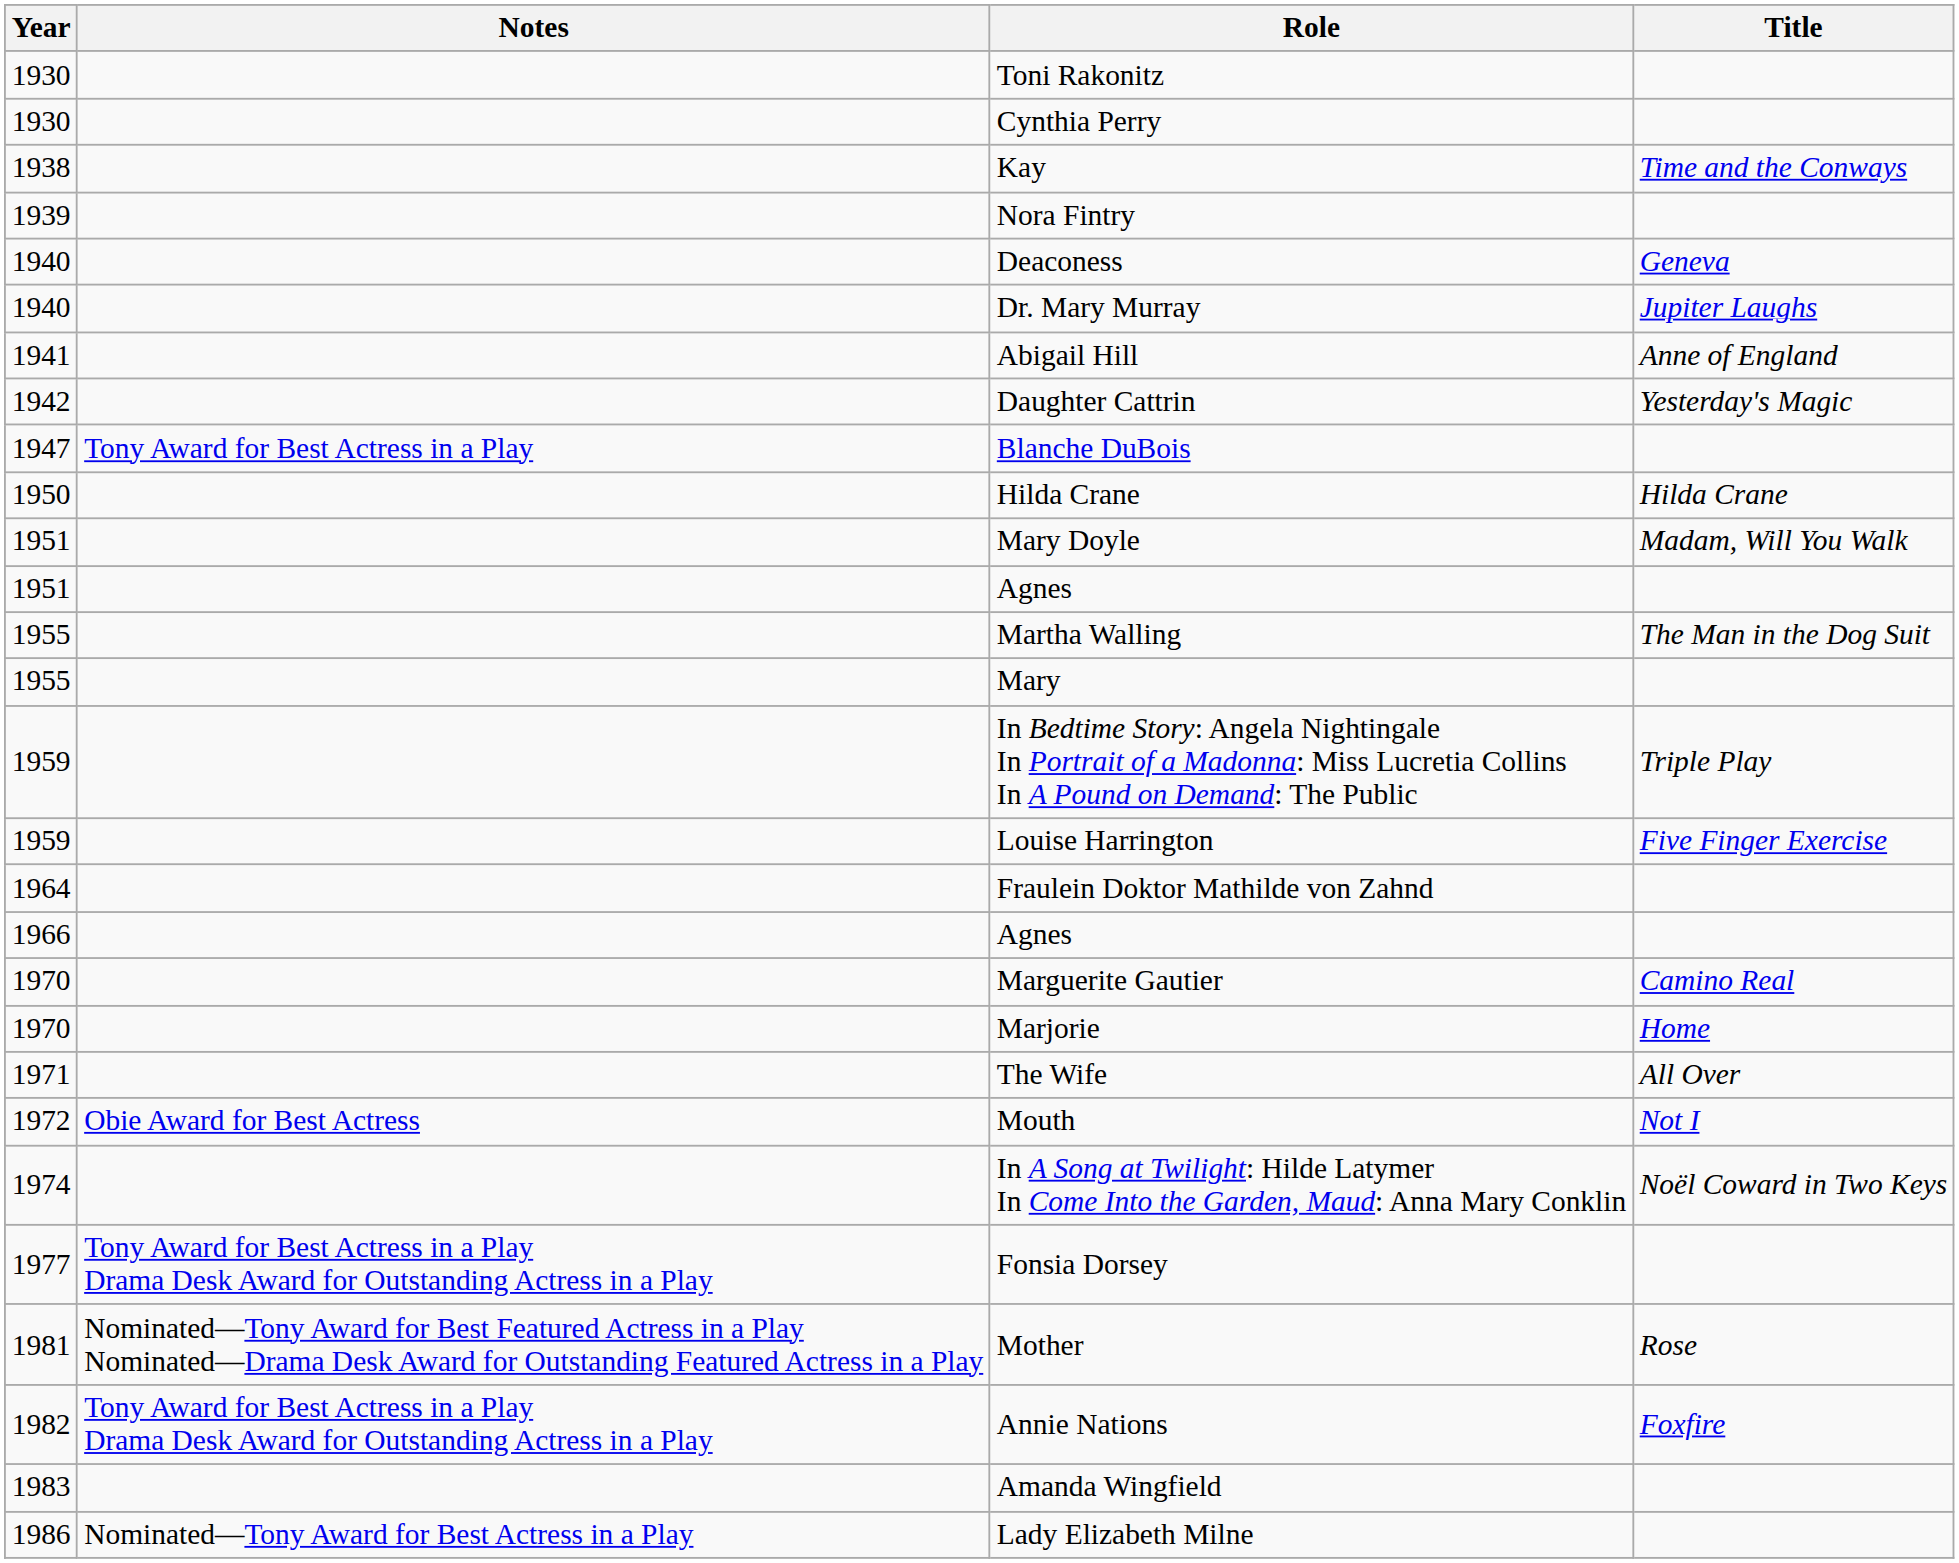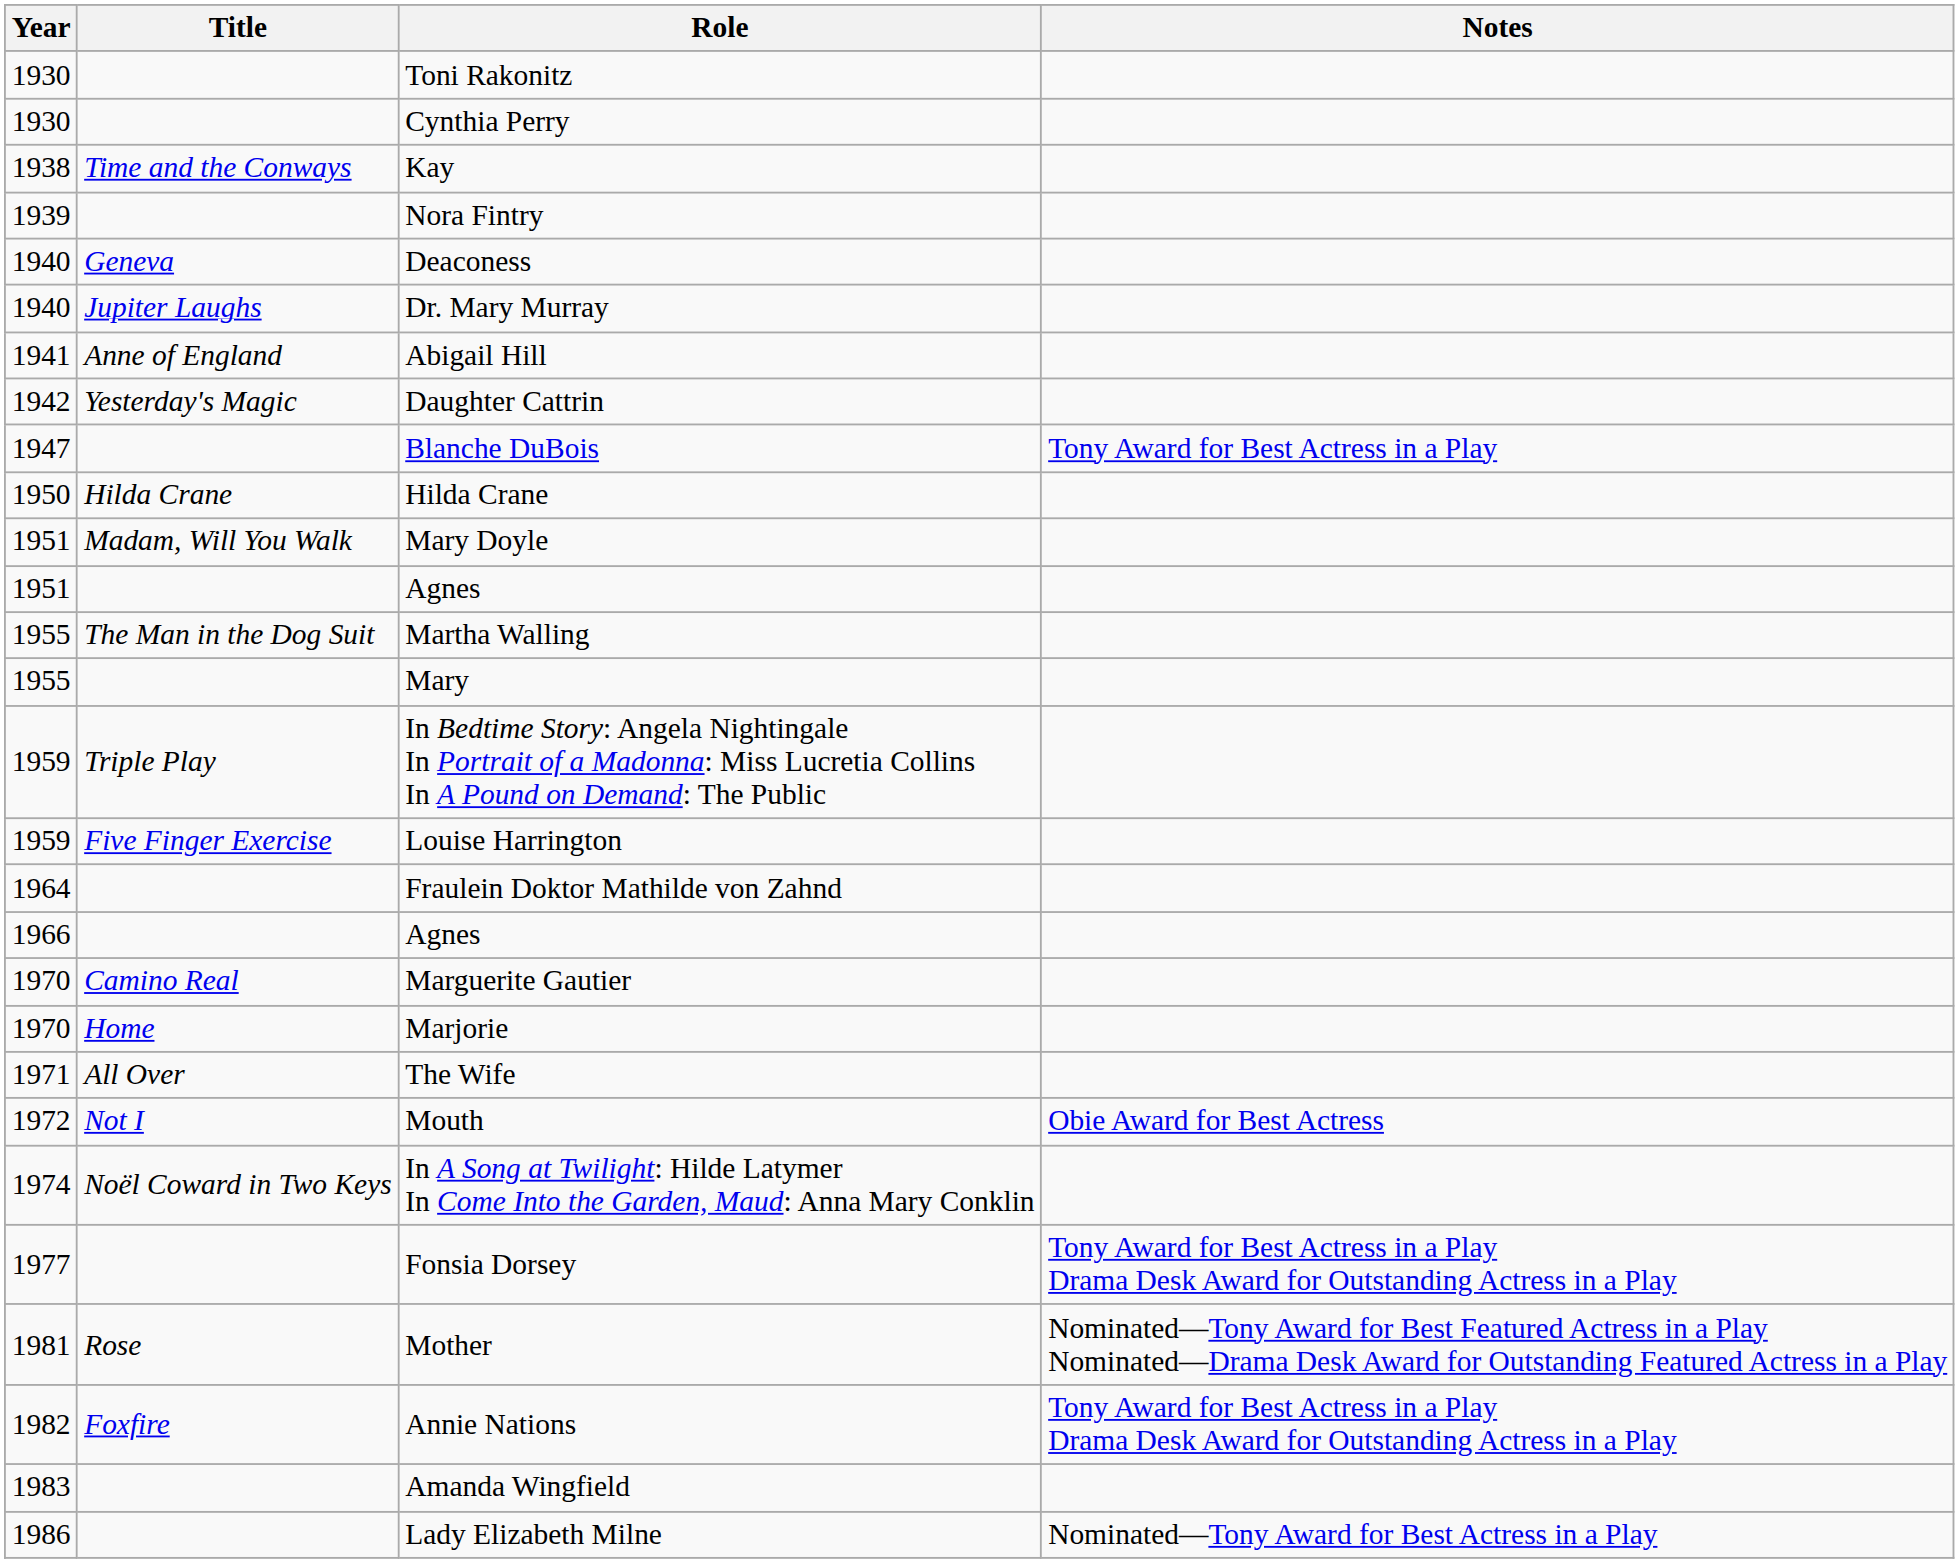columns swapped: (1793, 27) <-> (534, 27)
